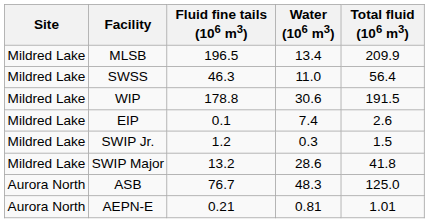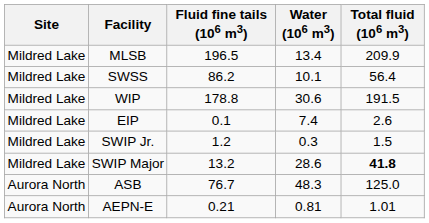(221, 77) 46.3 -> (221, 77) 86.2
(308, 77) 11.0 -> (308, 77) 10.1
(383, 163) normal -> (383, 163) bold
